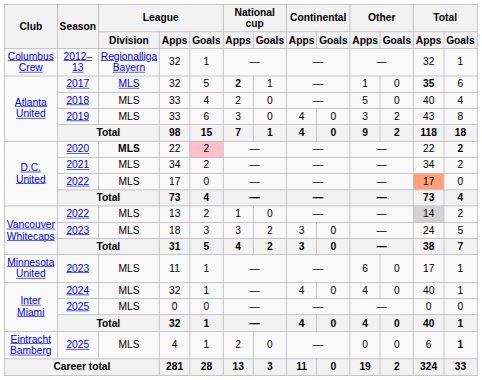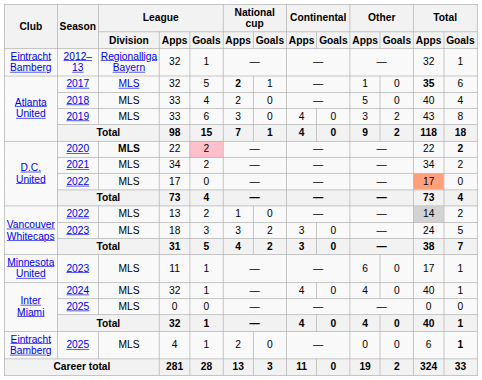(31, 62) Columbus Crew -> (31, 62) Eintracht Bamberg
